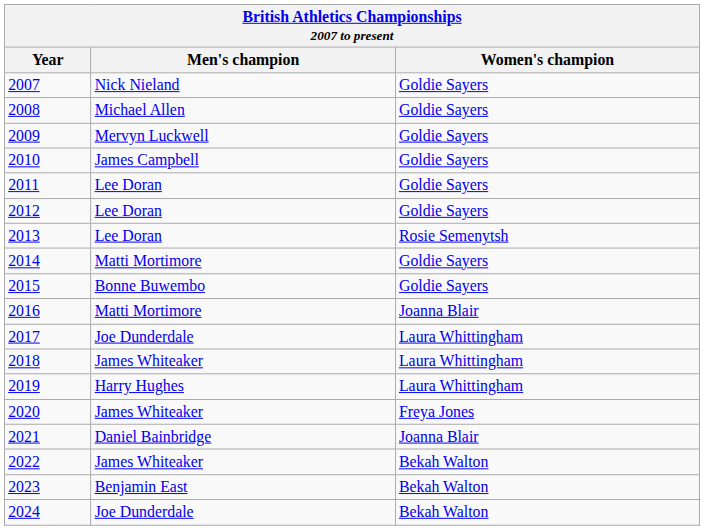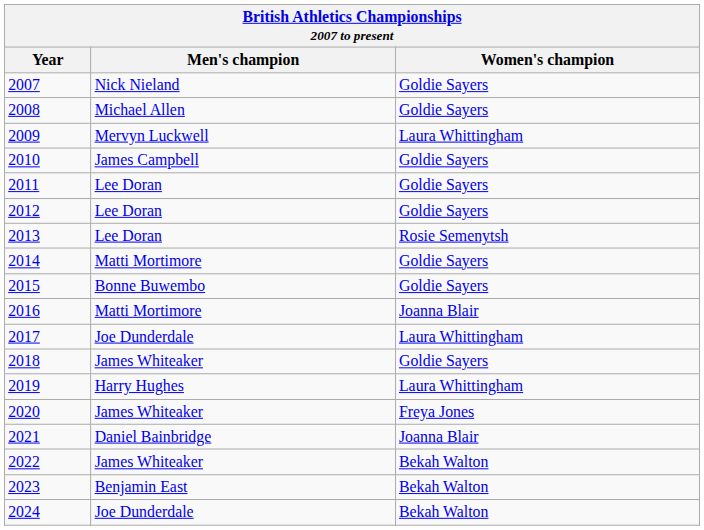(444, 135) Goldie Sayers -> (461, 135) Laura Whittingham
(461, 361) Laura Whittingham -> (444, 361) Goldie Sayers
